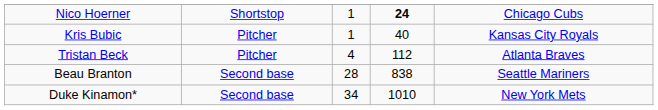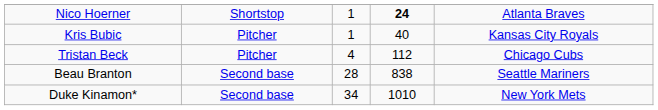(543, 14) Chicago Cubs -> (543, 14) Atlanta Braves
(543, 54) Atlanta Braves -> (543, 54) Chicago Cubs
